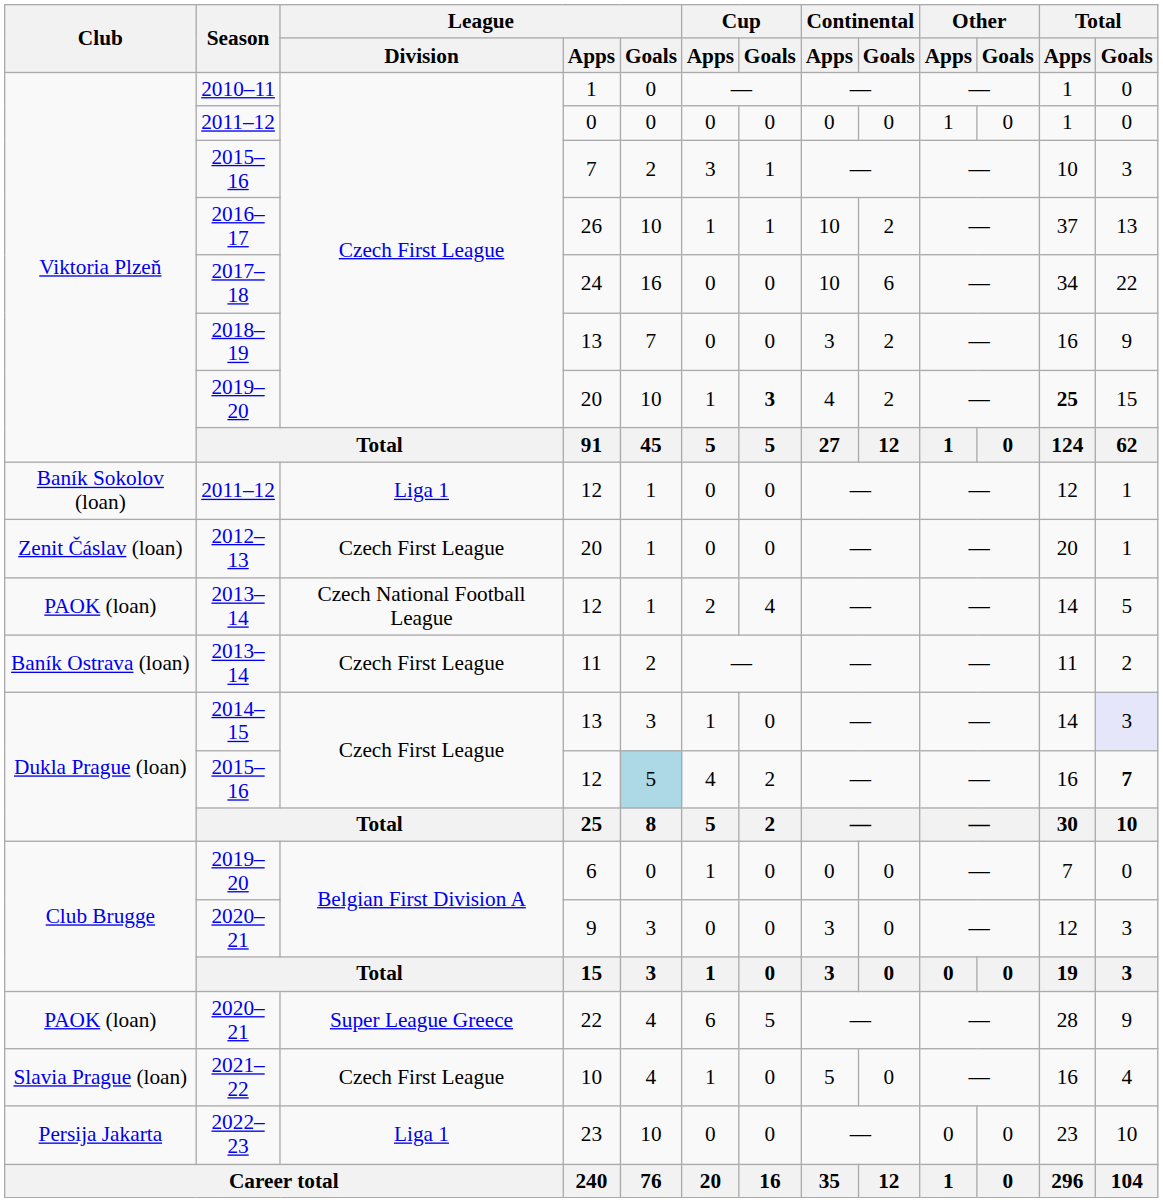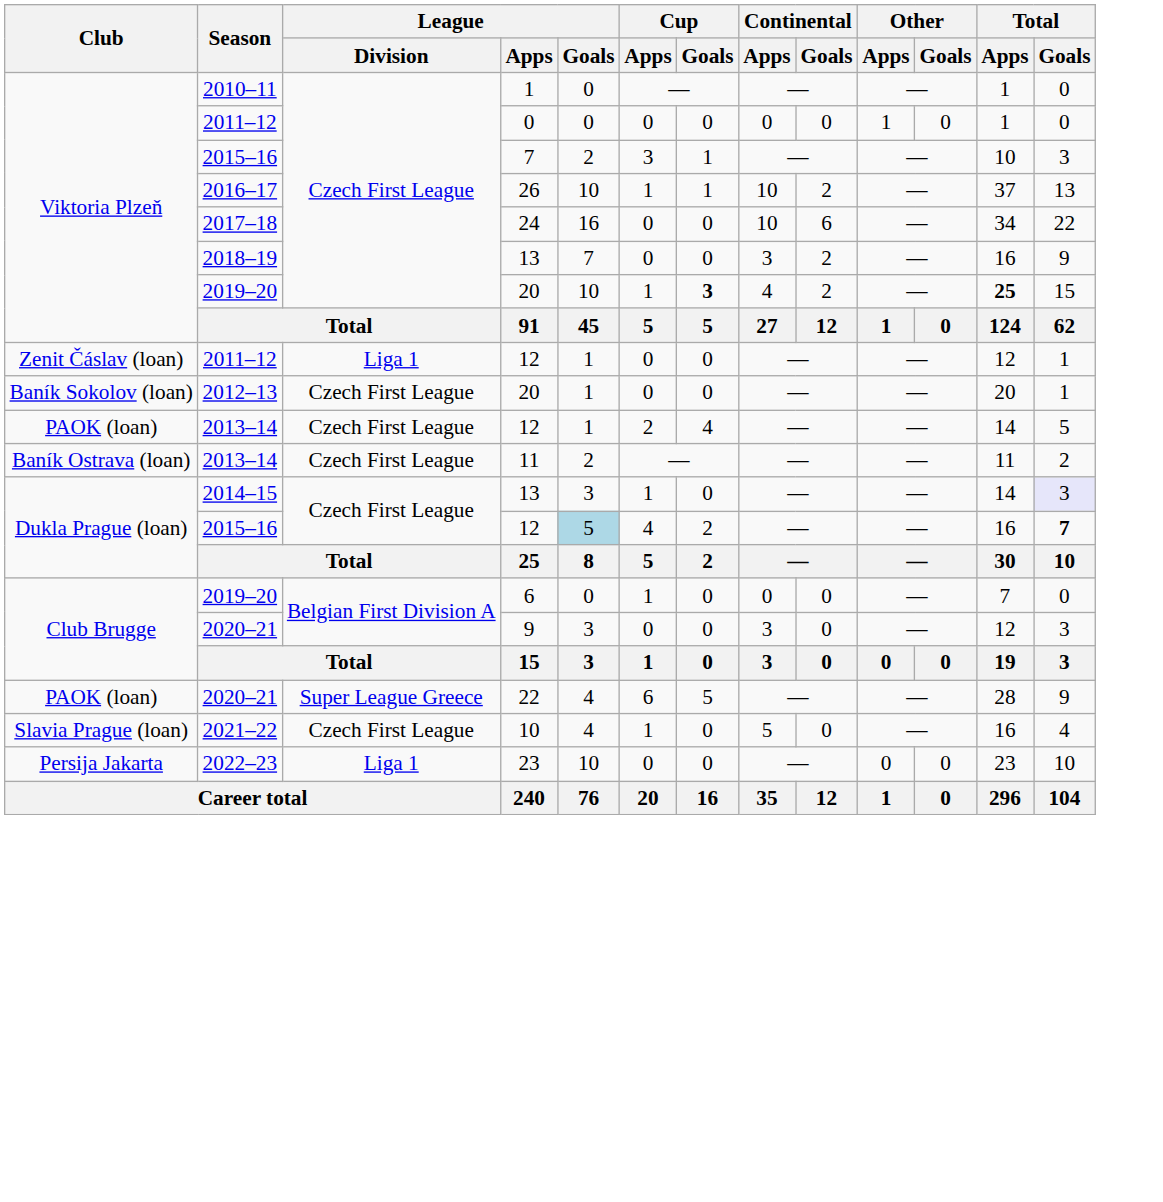(100, 490) Baník Sokolov (loan) -> (101, 358) Zenit Čáslav (loan)
(100, 548) Zenit Čáslav (loan) -> (101, 392) Baník Sokolov (loan)
(421, 605) Czech National Football League -> (391, 426) Czech First League
